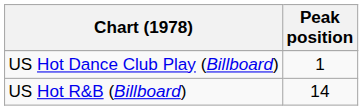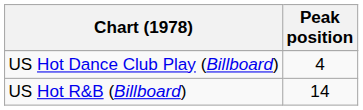(320, 64) 1 -> (320, 64) 4
